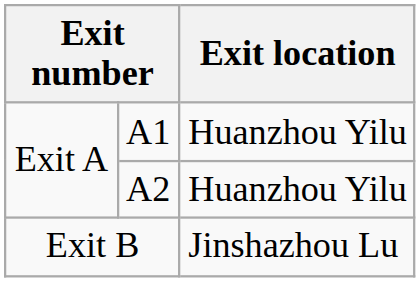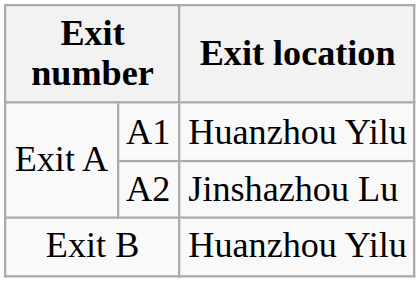(298, 188) Huanzhou Yilu -> (293, 188) Jinshazhou Lu
(293, 245) Jinshazhou Lu -> (298, 245) Huanzhou Yilu
